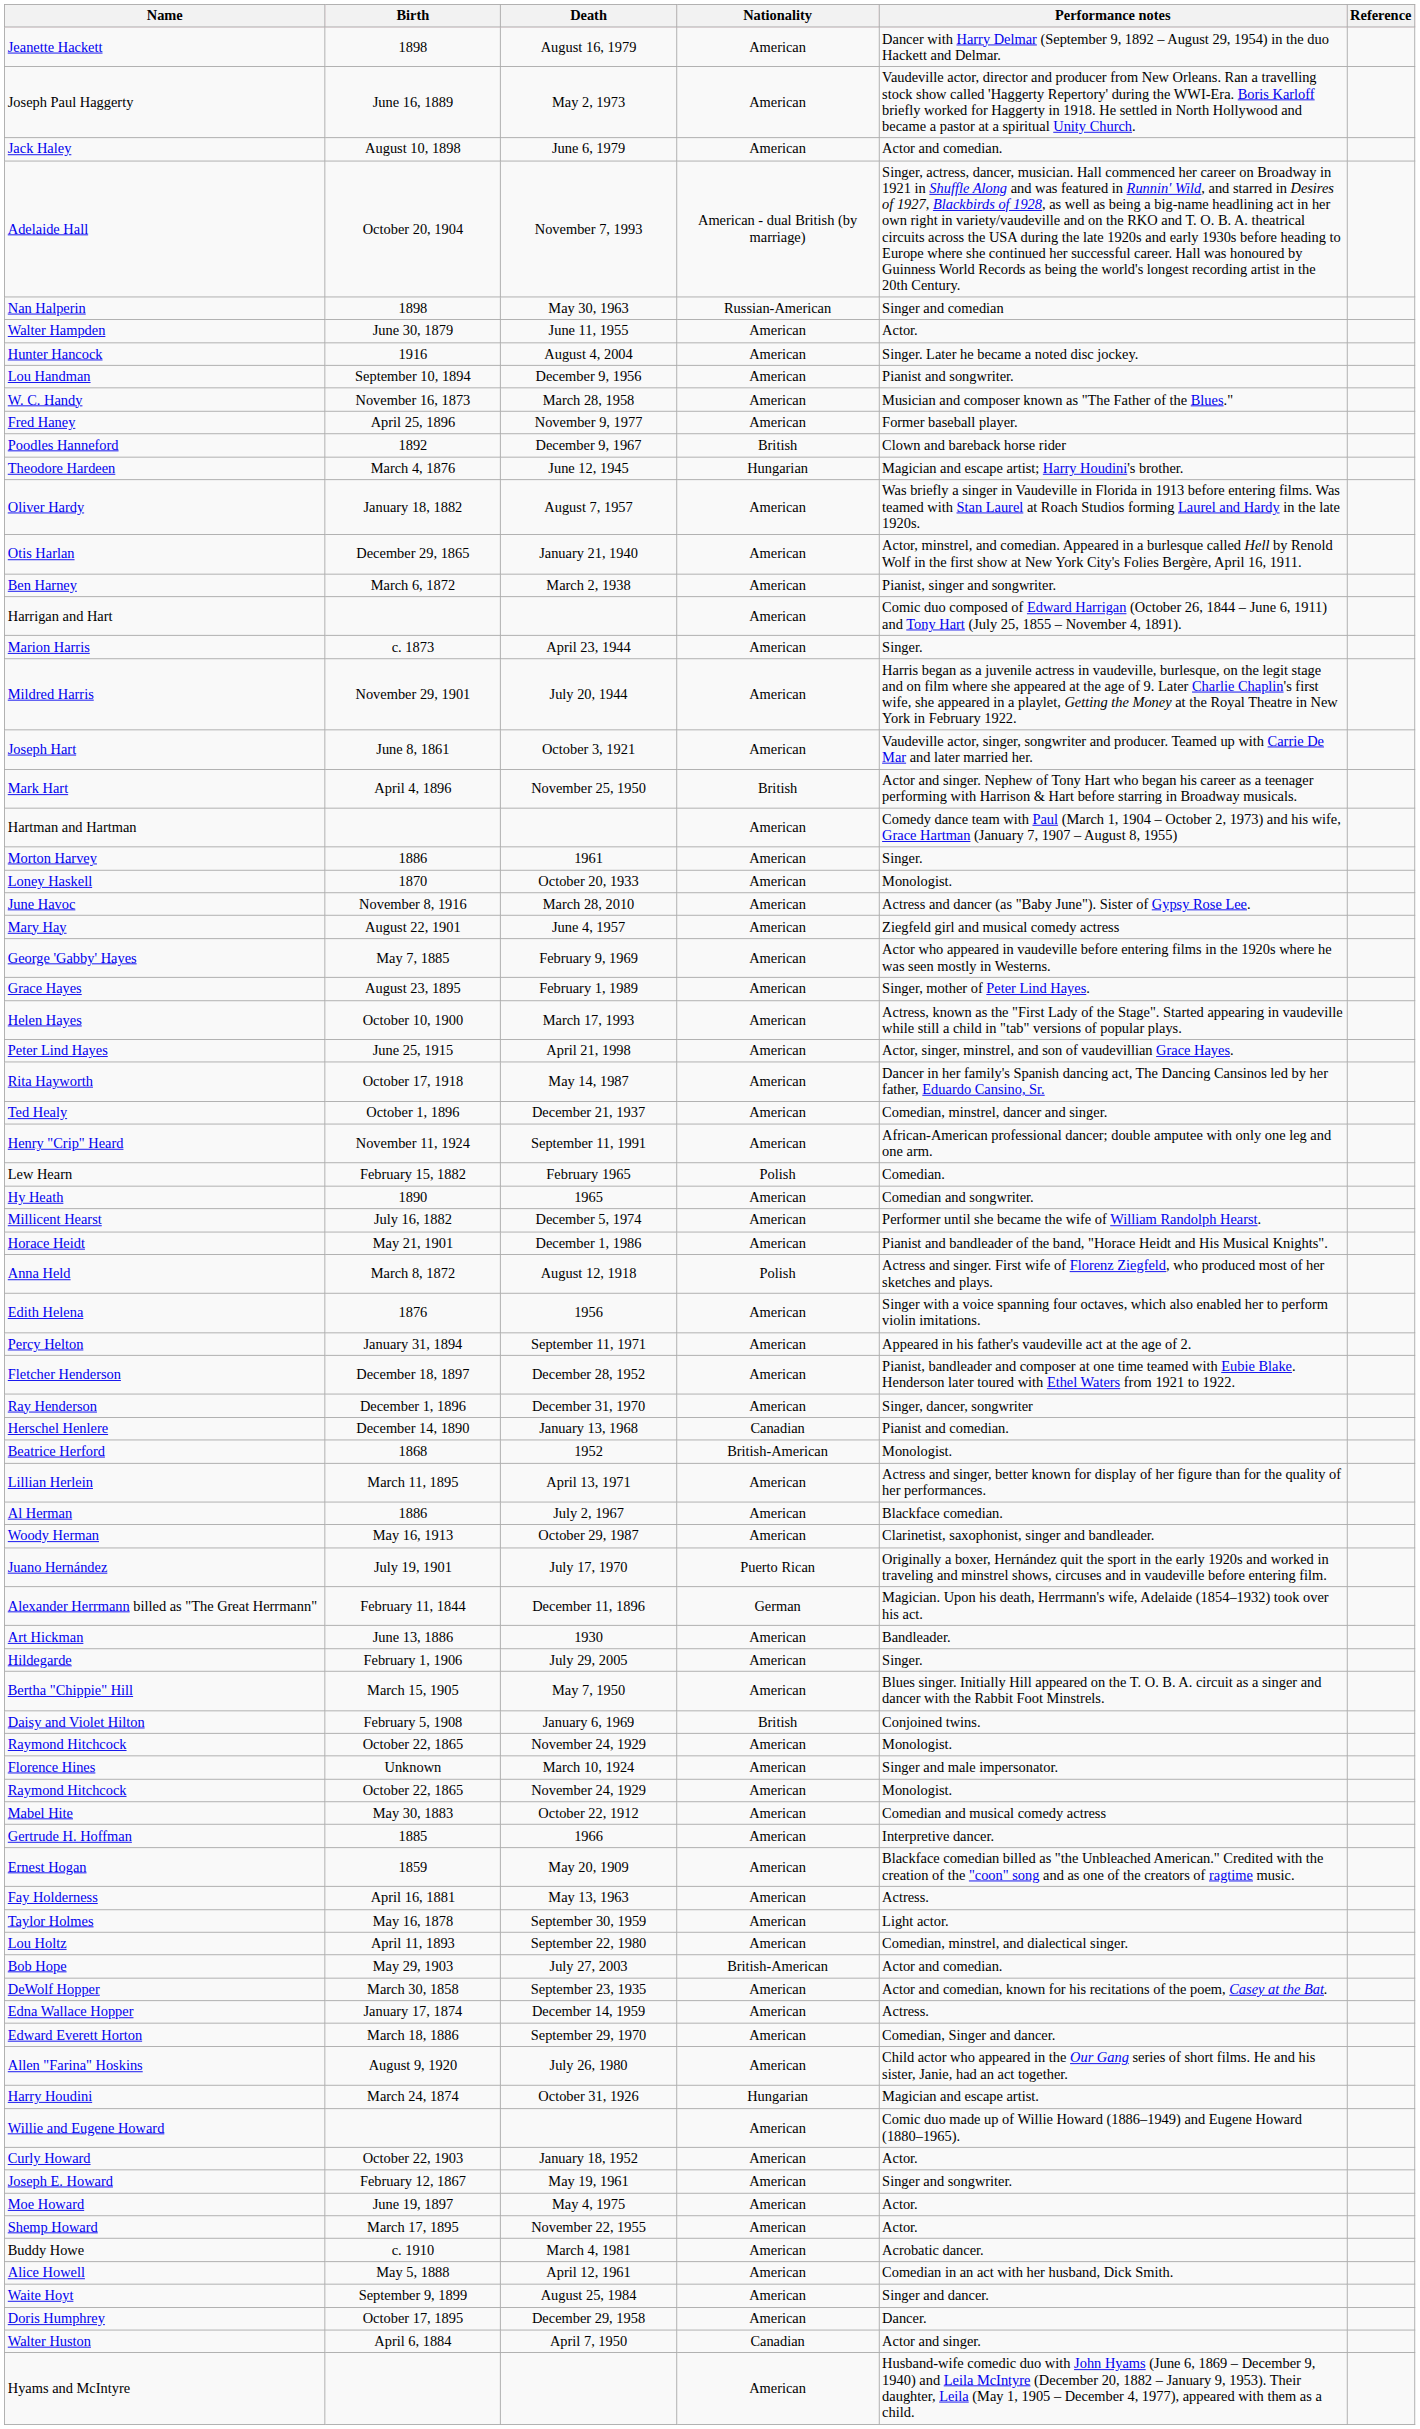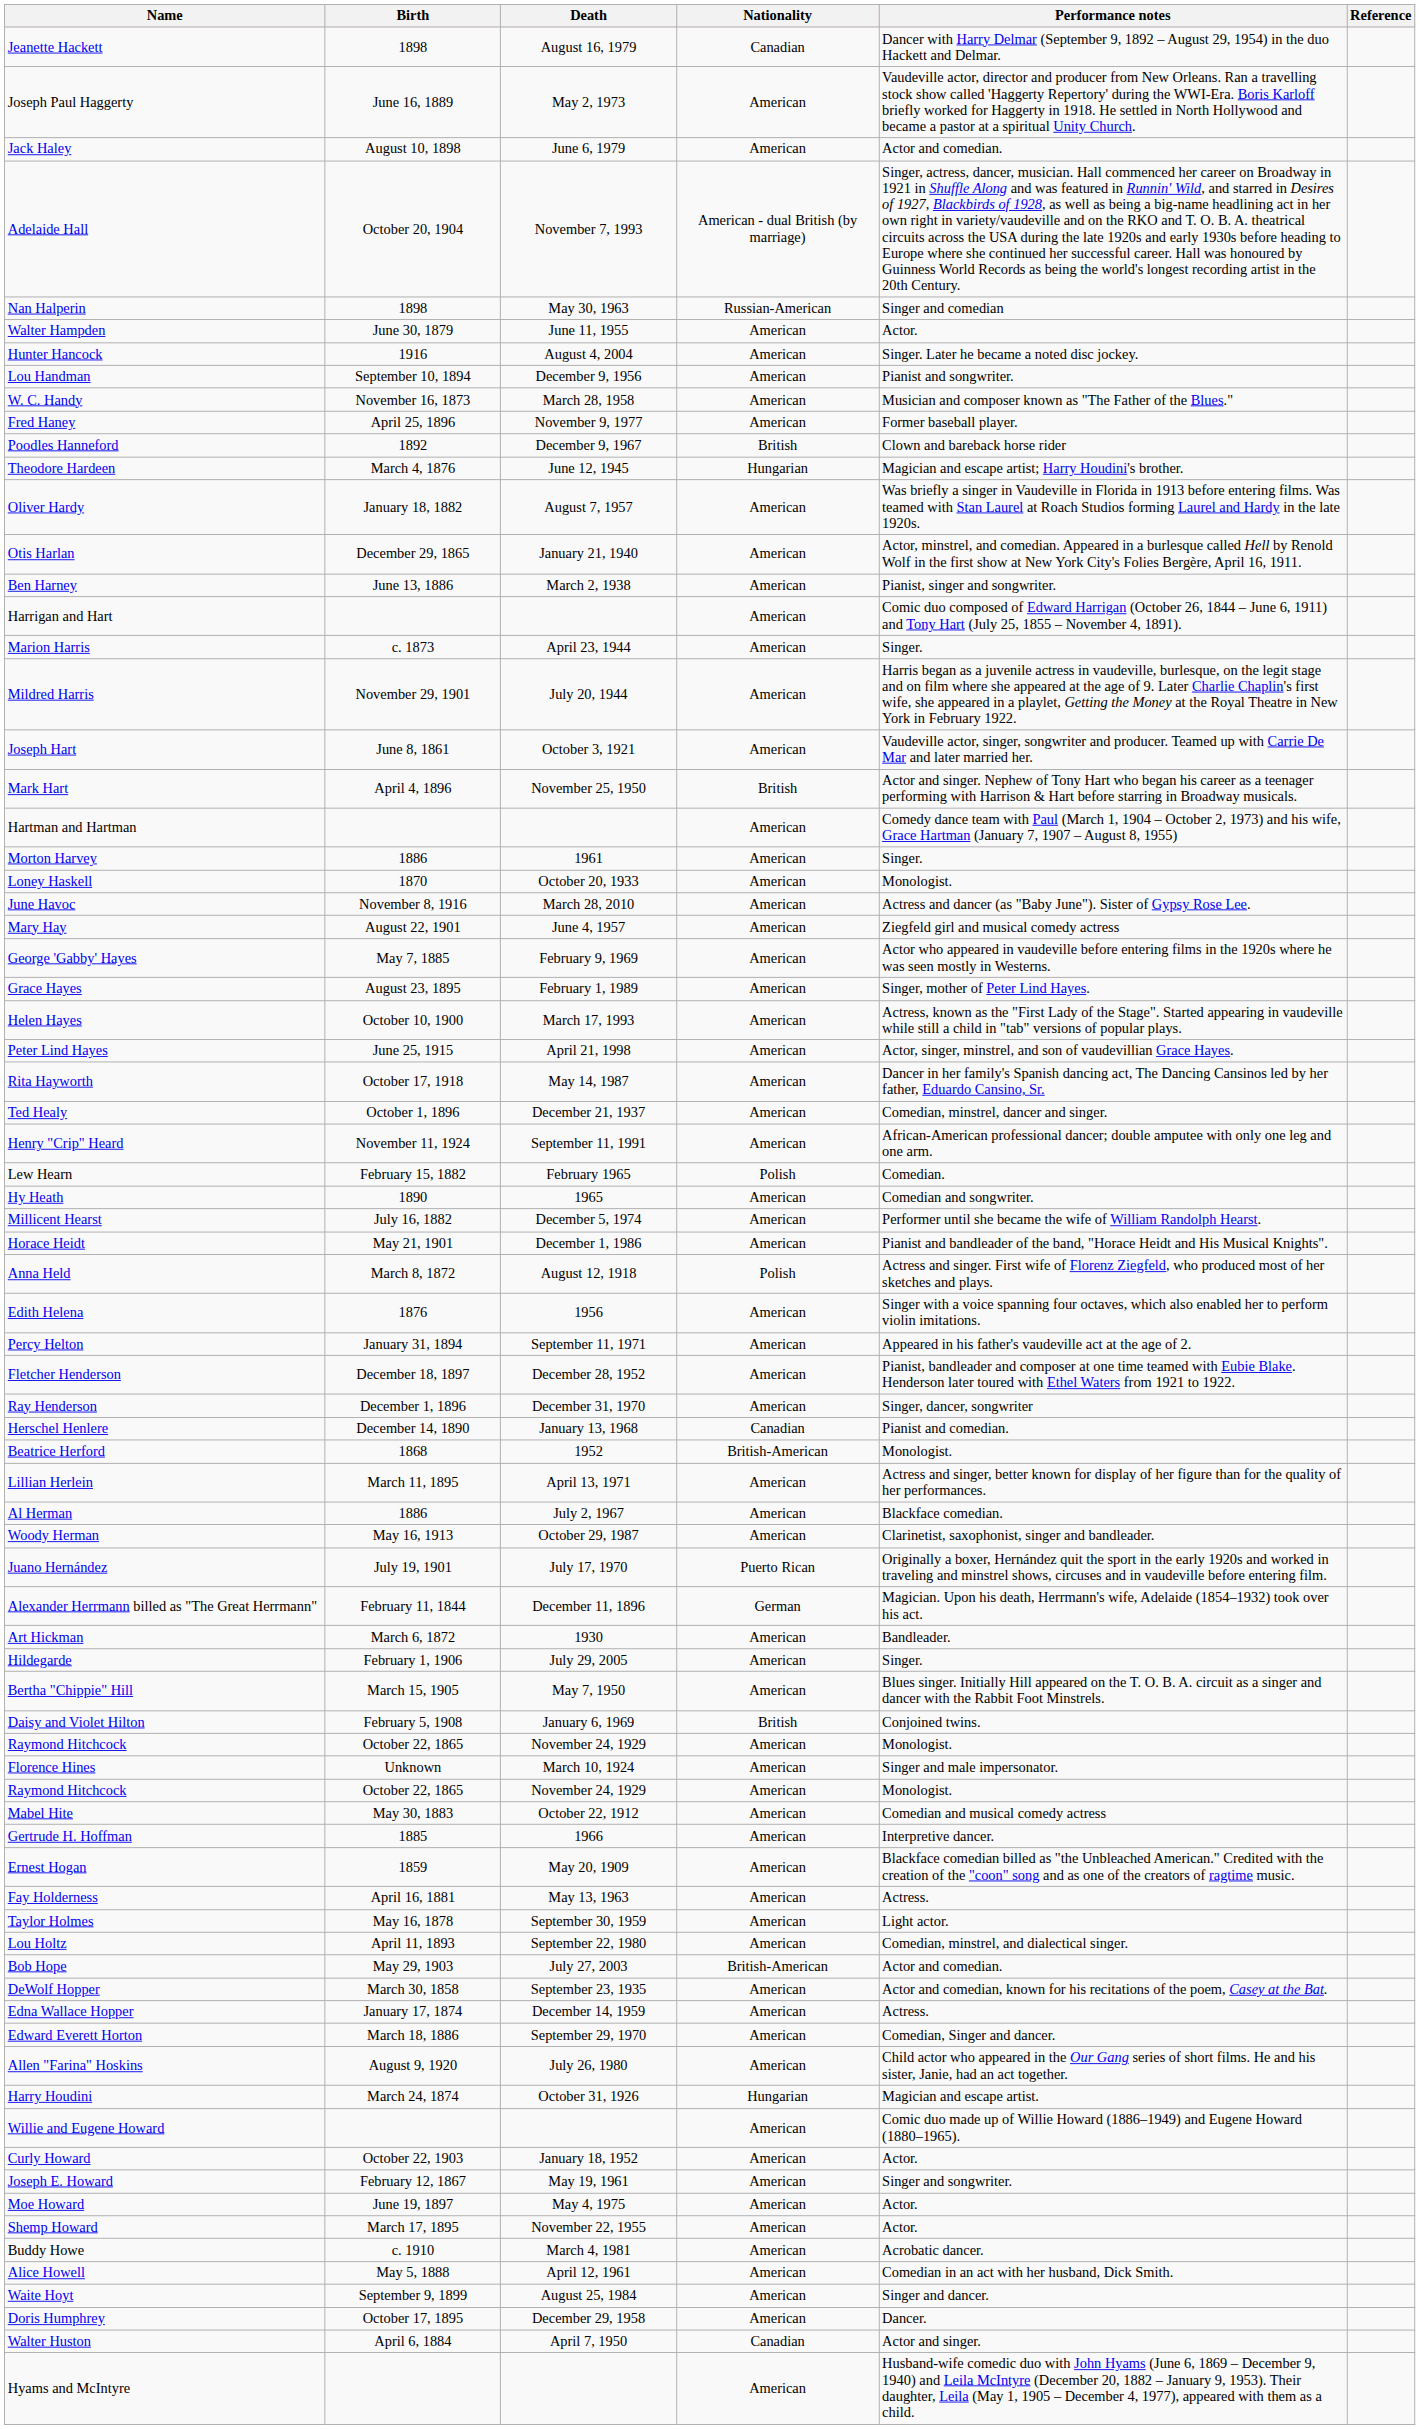(778, 46) American -> (778, 46) Canadian
(413, 585) March 6, 1872 -> (413, 585) June 13, 1886
(413, 1637) June 13, 1886 -> (413, 1637) March 6, 1872
